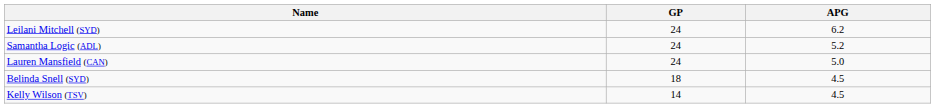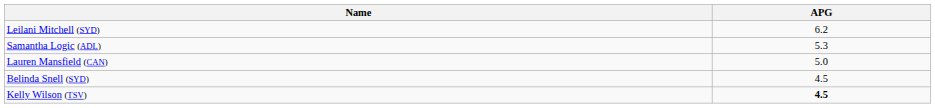- column: (676, 12)
(838, 45) 5.2 -> (821, 45) 5.3
(838, 95) normal -> (821, 95) bold
